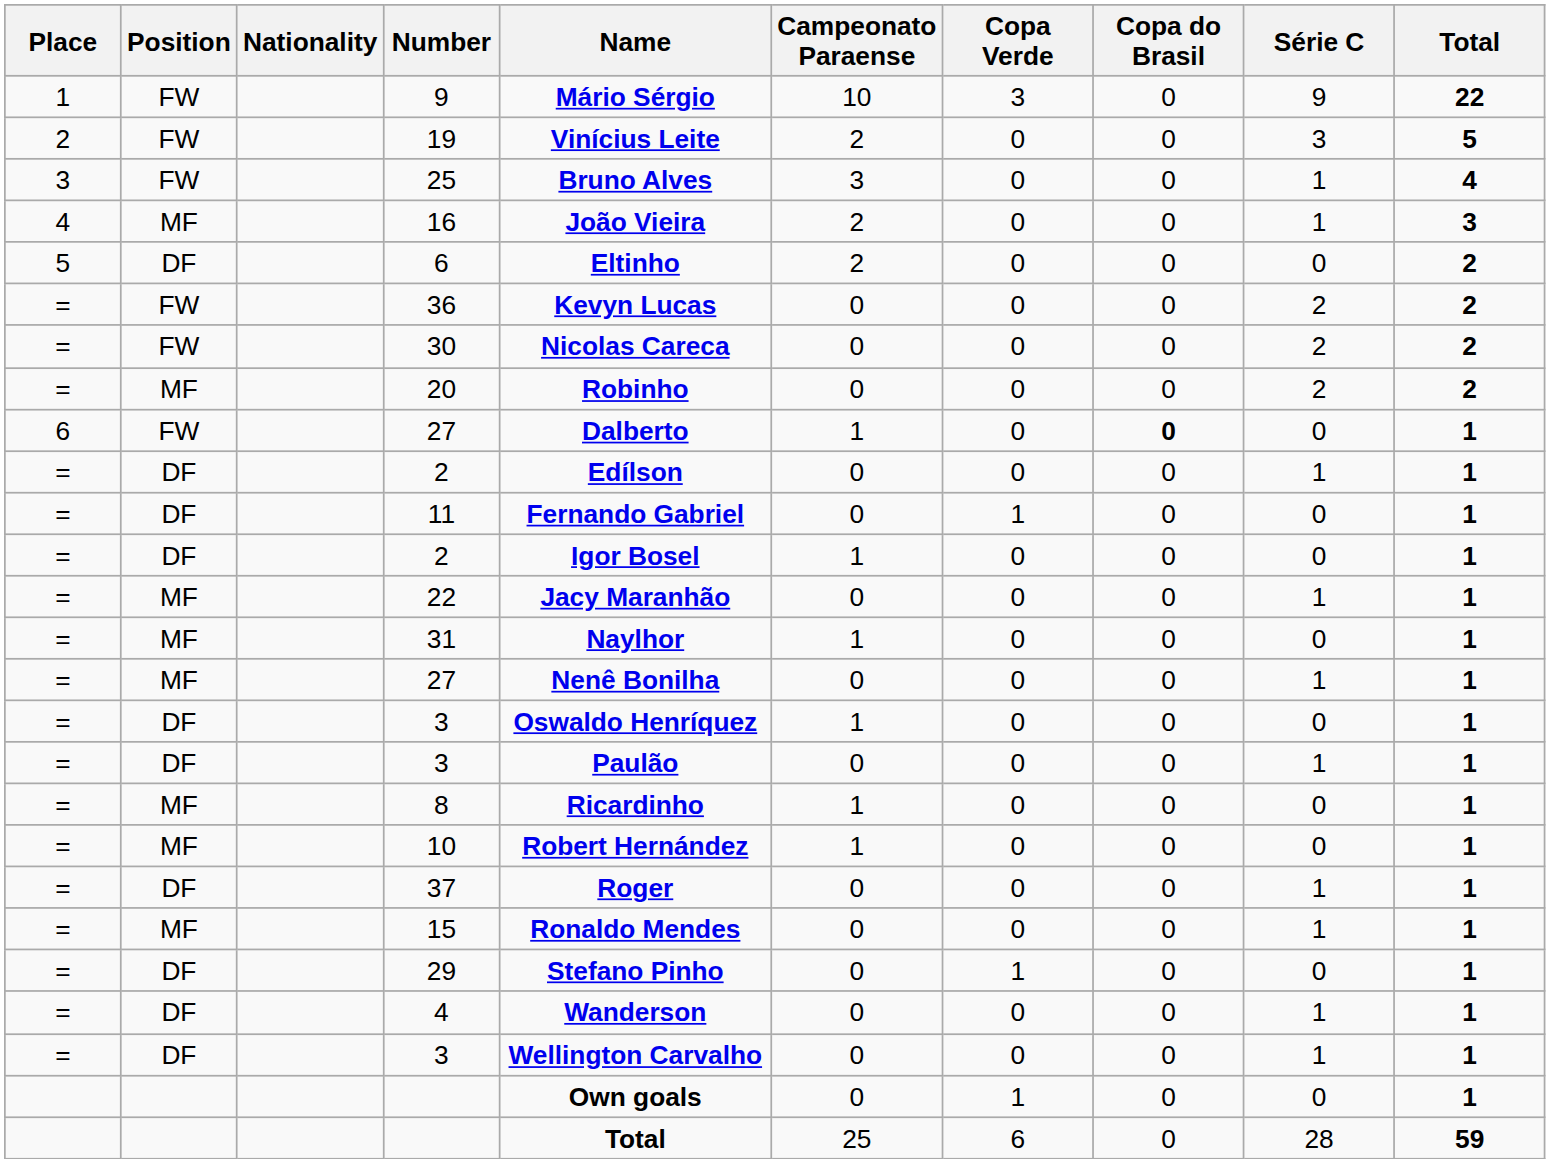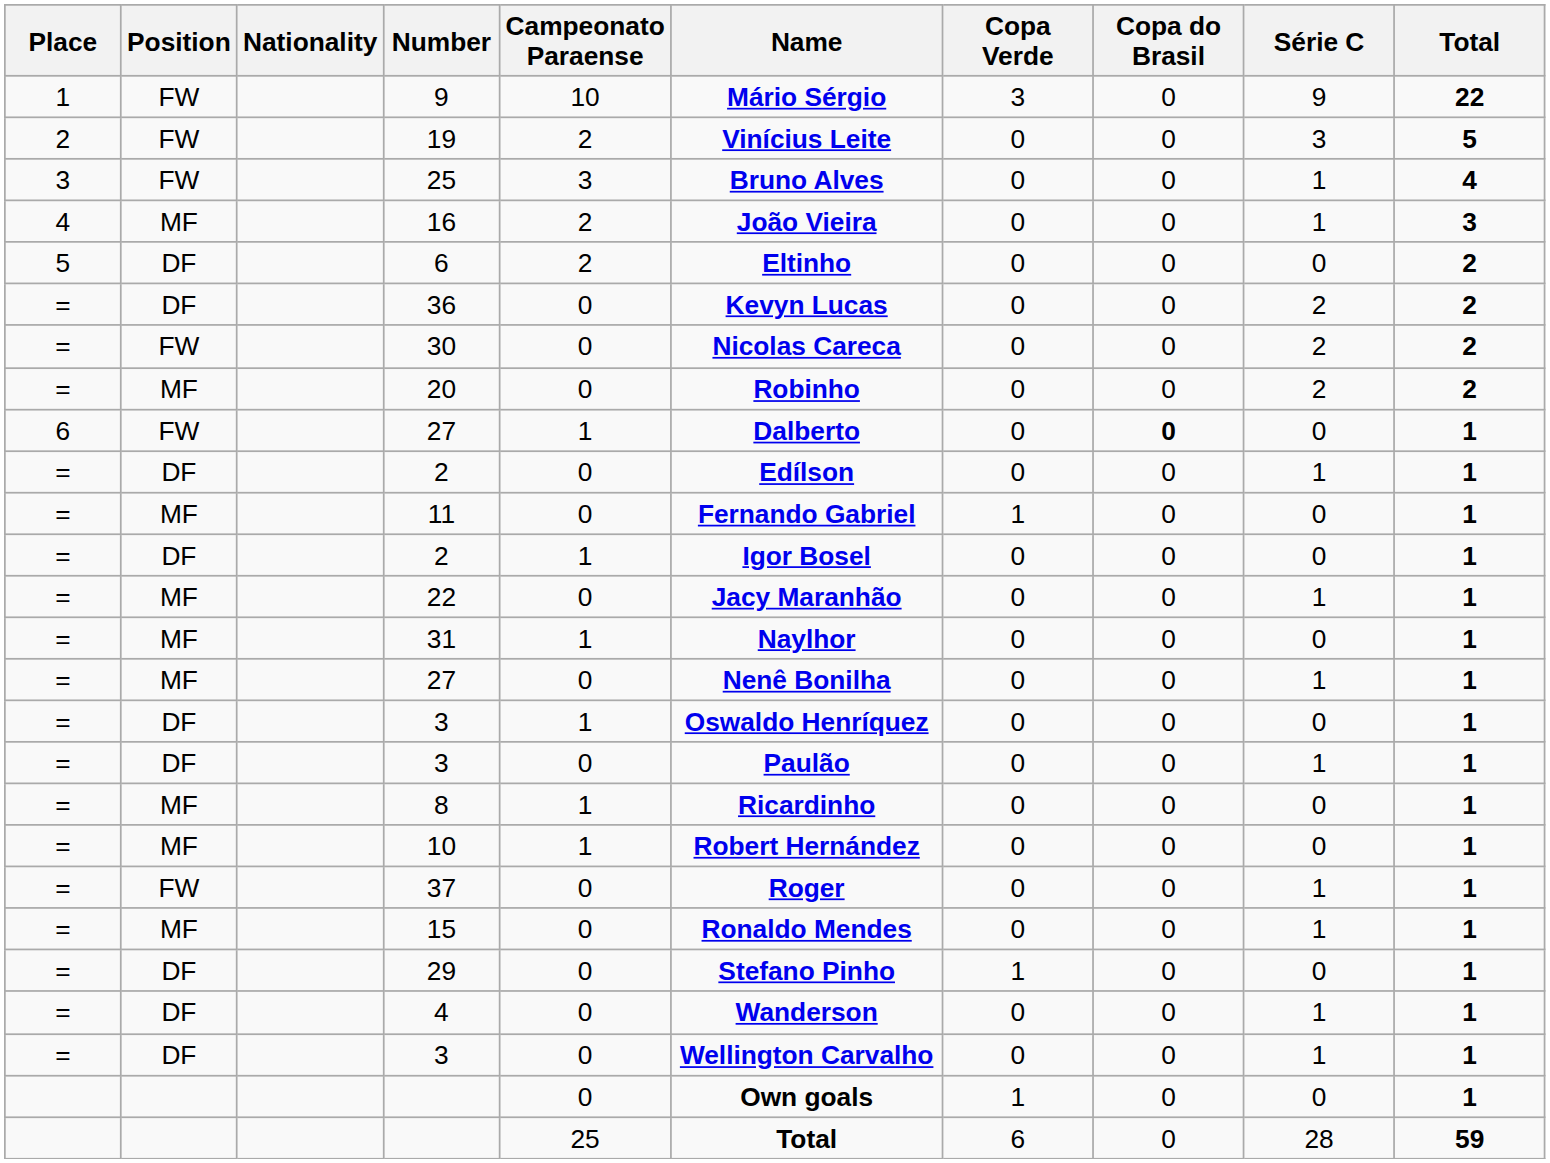columns swapped: (635, 41) <-> (857, 41)
(179, 305) FW -> (179, 305) DF
(179, 513) DF -> (179, 513) MF
(179, 888) DF -> (179, 888) FW
